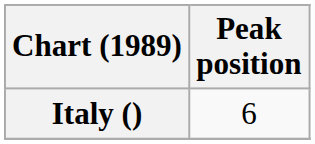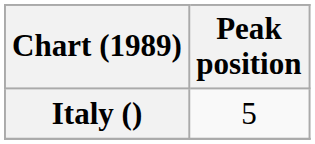(249, 113) 6 -> (249, 113) 5
